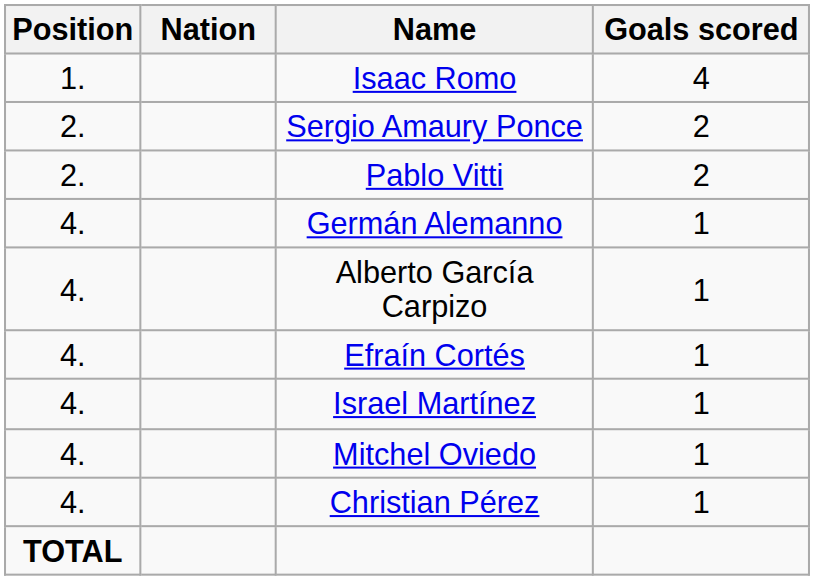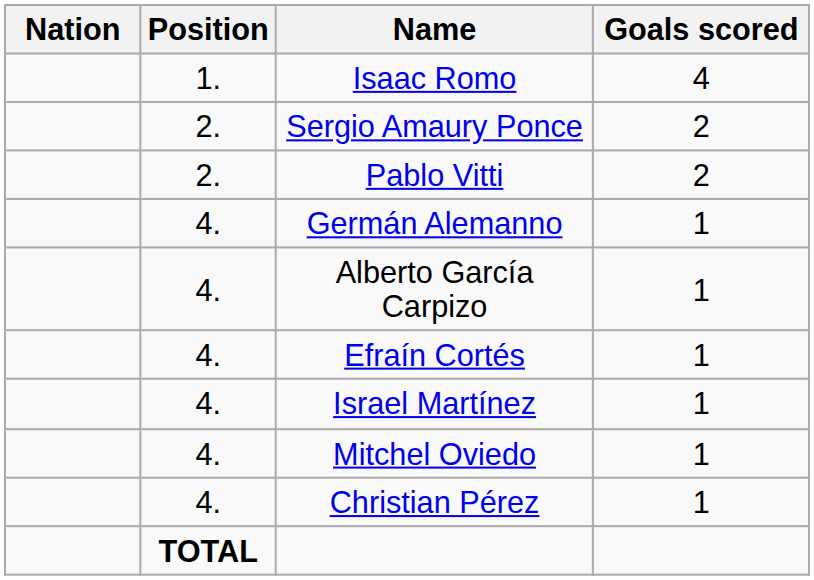columns swapped: (73, 30) <-> (208, 30)
